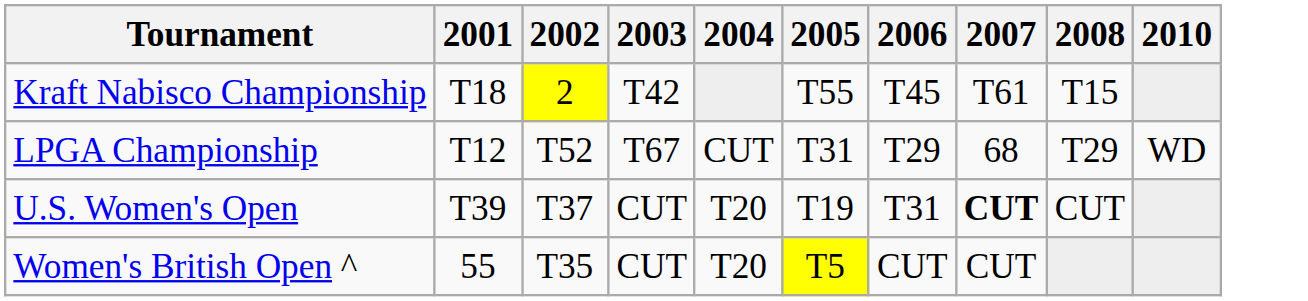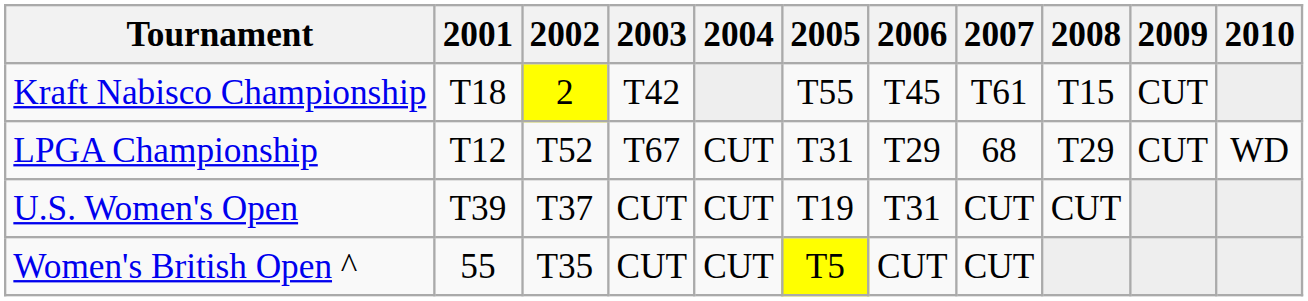+ column: (1173, 33)
(739, 208) T20 -> (739, 208) CUT
(1001, 208) bold -> (999, 208) normal
(739, 266) T20 -> (739, 266) CUT
